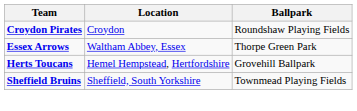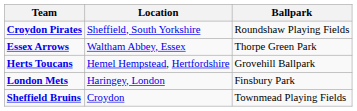(106, 30) Croydon -> (144, 30) Sheffield, South Yorkshire
+ row: (37, 81)
(144, 81) Sheffield, South Yorkshire -> (106, 98) Croydon
